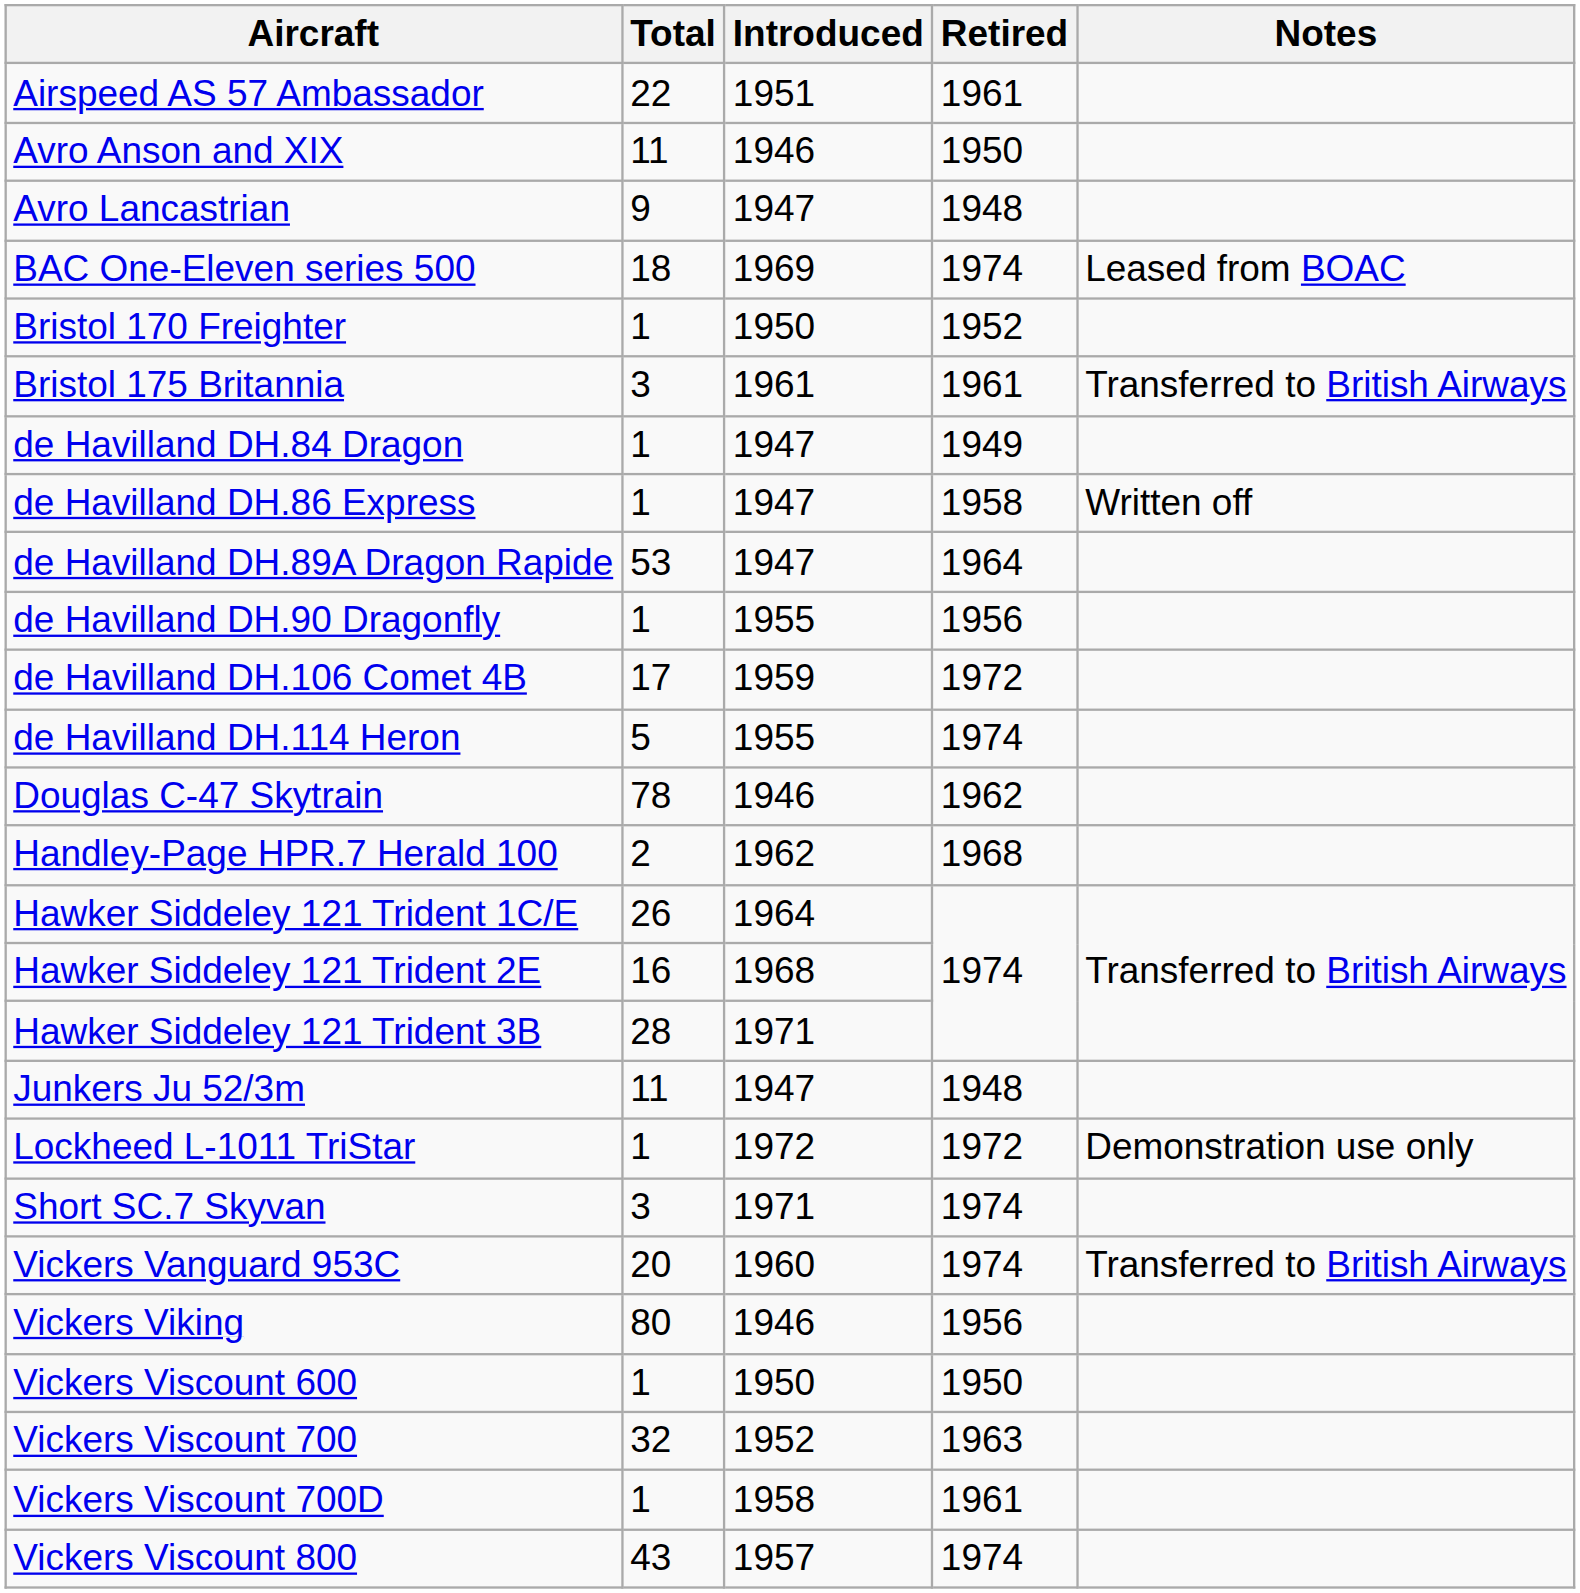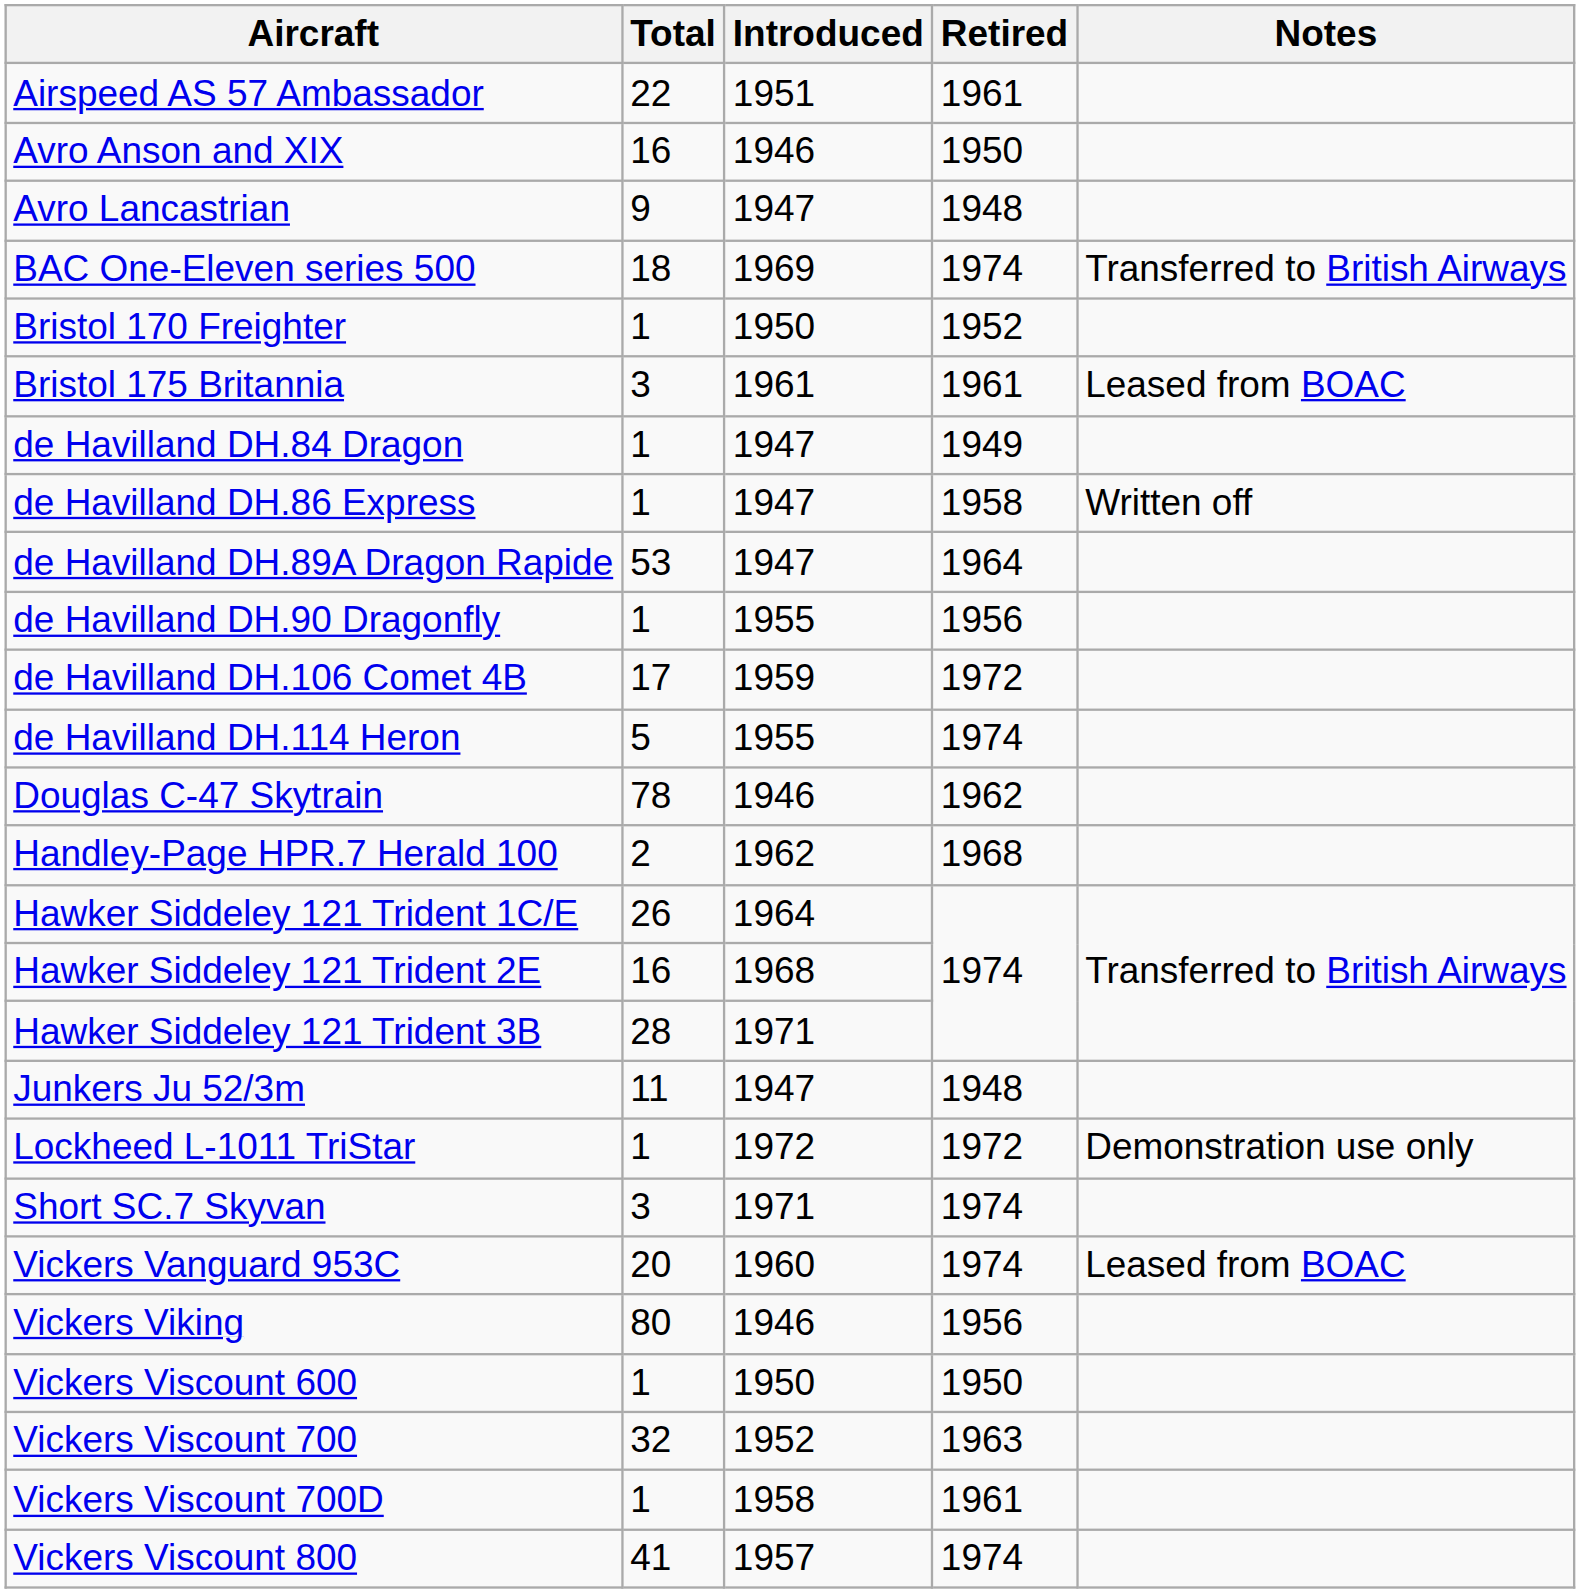(649, 151) 11 -> (651, 151) 16
(1245, 268) Leased from BOAC -> (1326, 268) Transferred to British Airways
(1326, 385) Transferred to British Airways -> (1245, 385) Leased from BOAC
(1326, 1264) Transferred to British Airways -> (1245, 1264) Leased from BOAC
(651, 1557) 43 -> (651, 1557) 41
